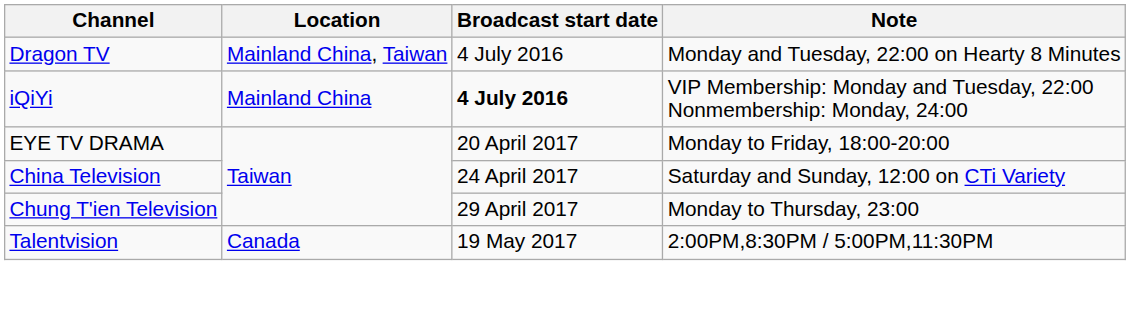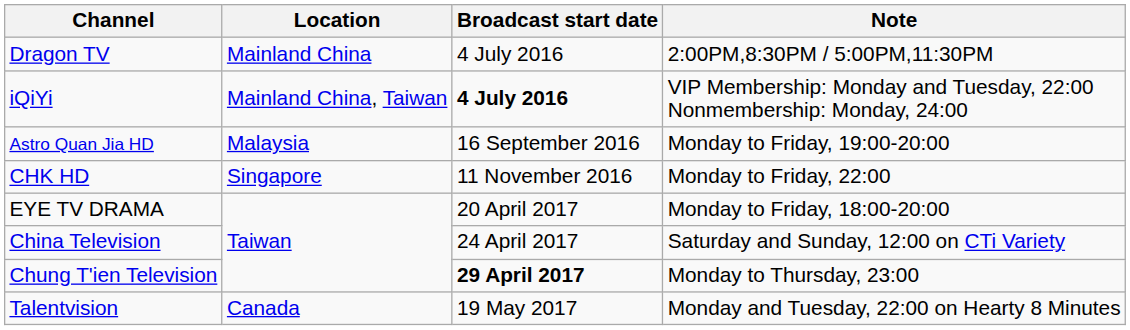(337, 53) Mainland China, Taiwan -> (299, 53) Mainland China
(894, 53) Monday and Tuesday, 22:00 on Hearty 8 Minutes -> (831, 53) 2:00PM,8:30PM / 5:00PM,11:30PM
(299, 98) Mainland China -> (337, 98) Mainland China, Taiwan
+ row: (82, 143)
+ row: (49, 176)
(518, 209) normal -> (521, 275) bold
(831, 242) 2:00PM,8:30PM / 5:00PM,11:30PM -> (894, 308) Monday and Tuesday, 22:00 on Hearty 8 Minutes
